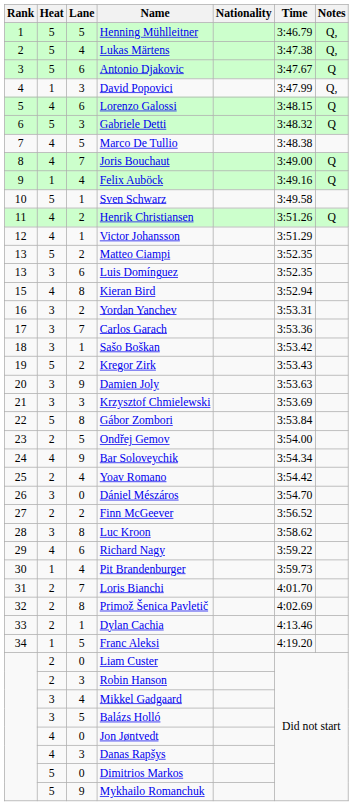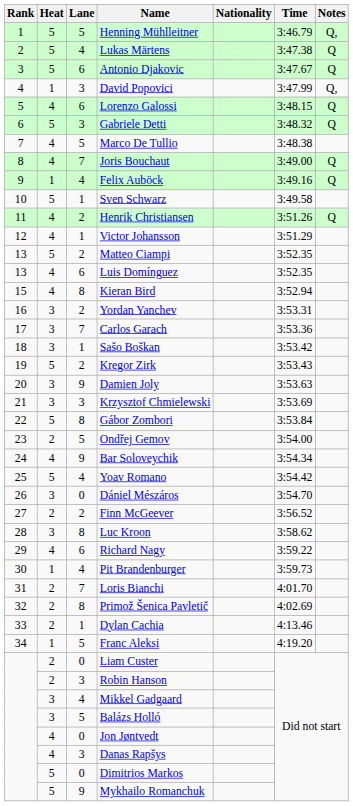(332, 50) Q, -> (332, 50) Q
(52, 273) 3 -> (52, 273) 4
(52, 476) 2 -> (52, 476) 5
